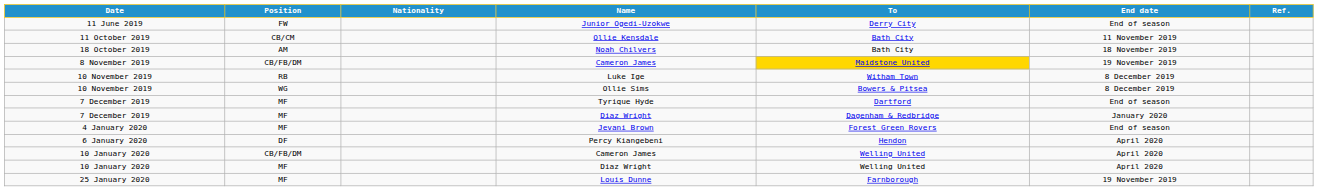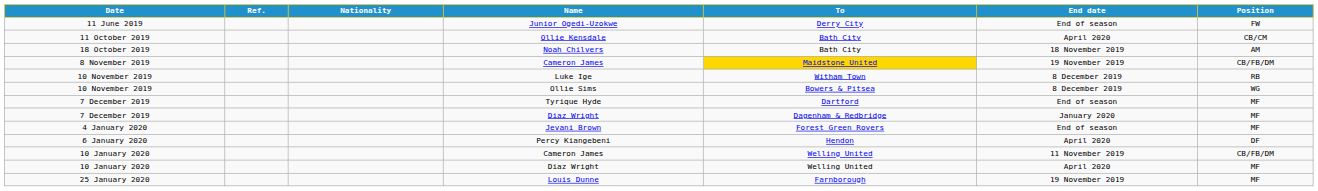columns swapped: (283, 11) <-> (1282, 11)
(1140, 36) 11 November 2019 -> (1087, 36) April 2020
(1140, 153) April 2020 -> (1087, 153) 11 November 2019
